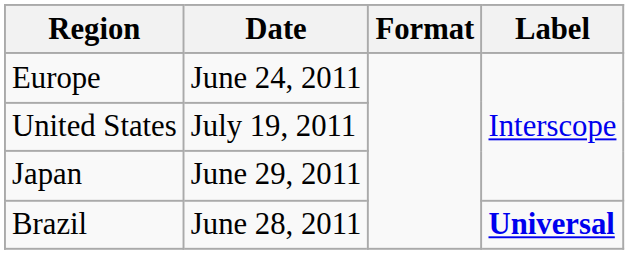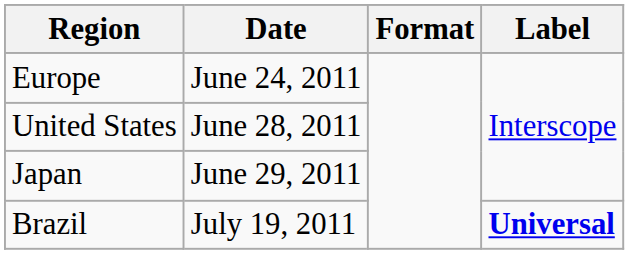(274, 126) July 19, 2011 -> (276, 126) June 28, 2011
(276, 223) June 28, 2011 -> (274, 223) July 19, 2011
